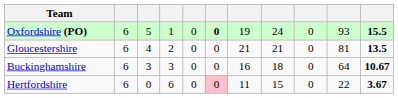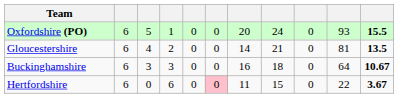(216, 31) bold -> (216, 31) normal
(244, 31) 19 -> (244, 31) 20
(244, 48) 21 -> (244, 48) 14
